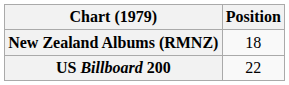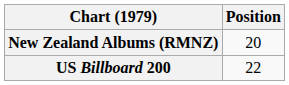(253, 42) 18 -> (253, 42) 20
